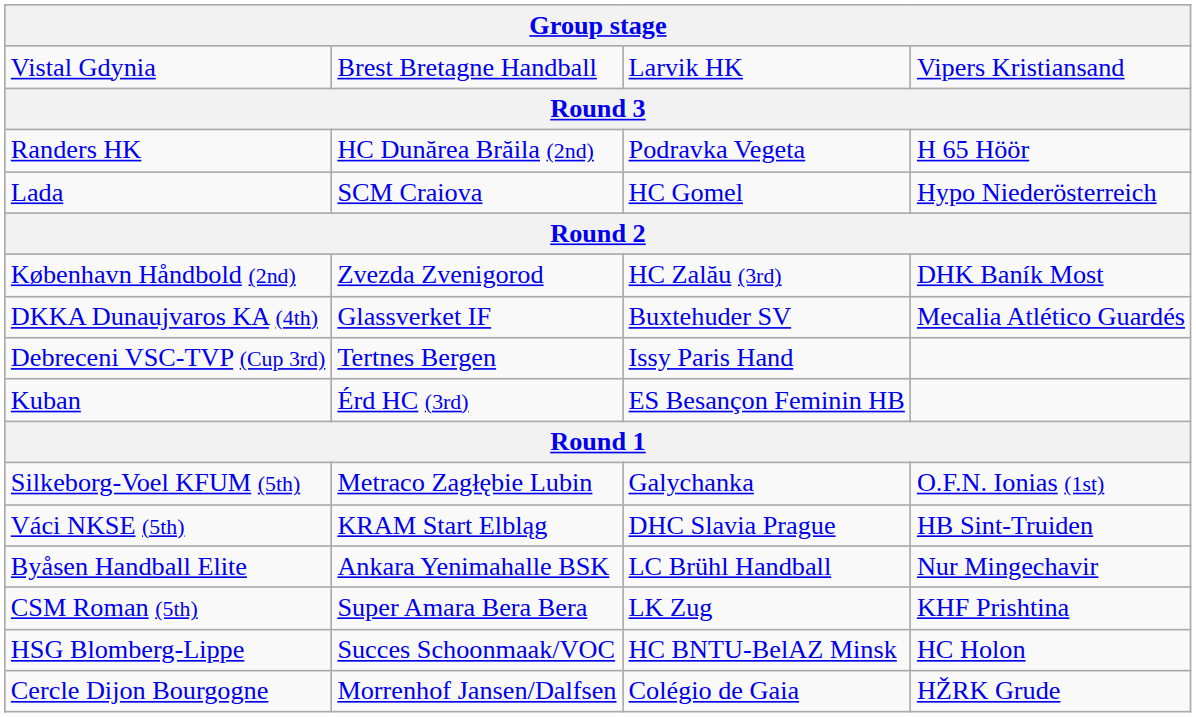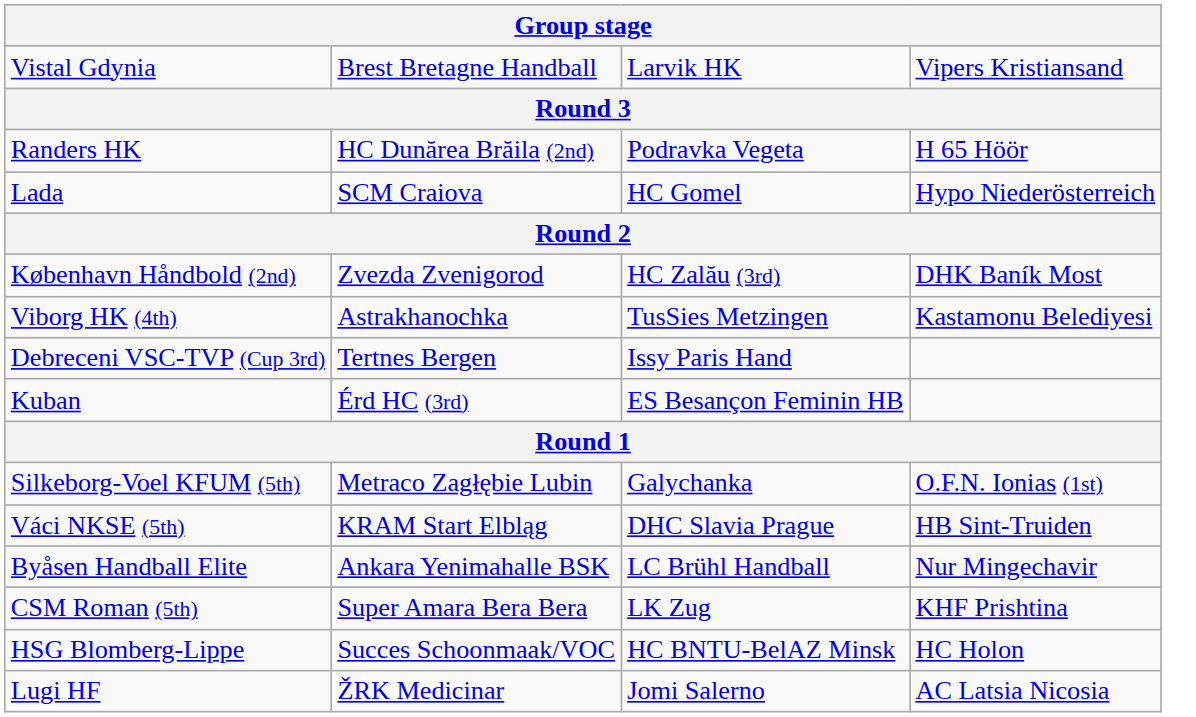+ row: (94, 316)
- row: (164, 316)
- row: (140, 691)
+ row: (56, 691)
